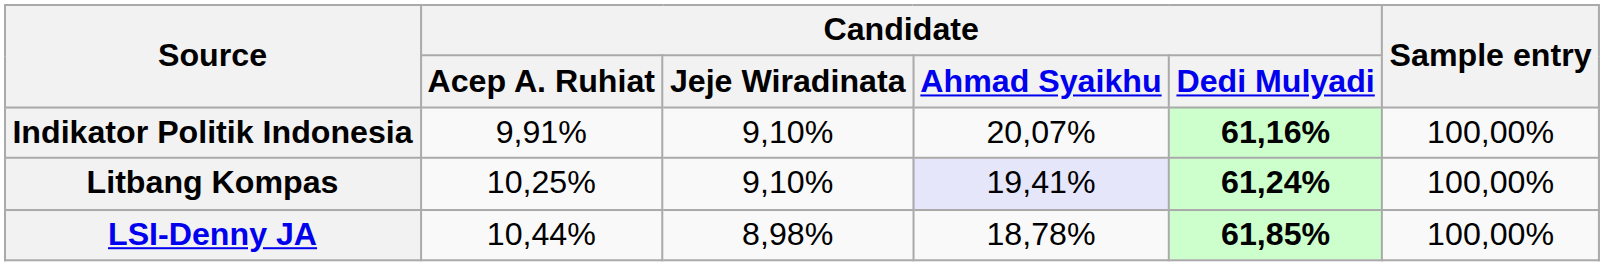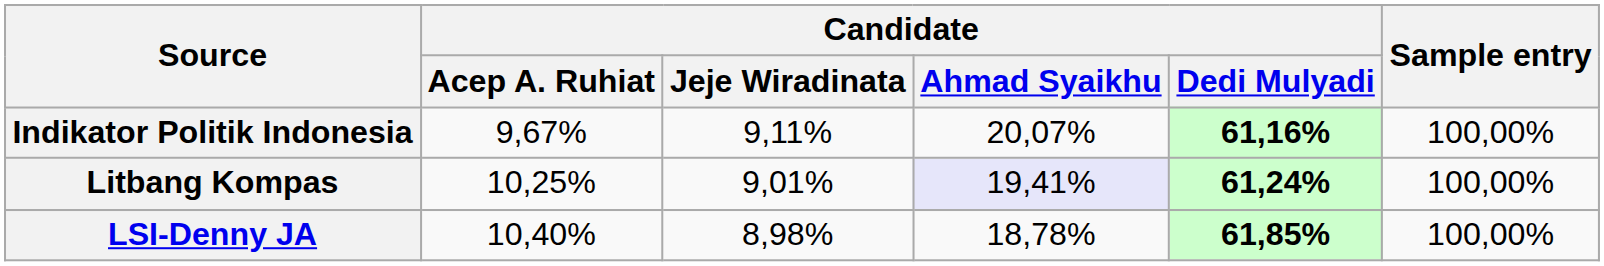(541, 132) 9,91% -> (541, 132) 9,67%
(788, 132) 9,10% -> (788, 132) 9,11%
(788, 183) 9,10% -> (788, 183) 9,01%
(541, 234) 10,44% -> (541, 234) 10,40%
